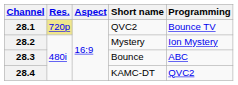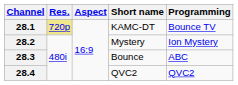(124, 27) QVC2 -> (133, 27) KAMC-DT
(133, 73) KAMC-DT -> (124, 73) QVC2
